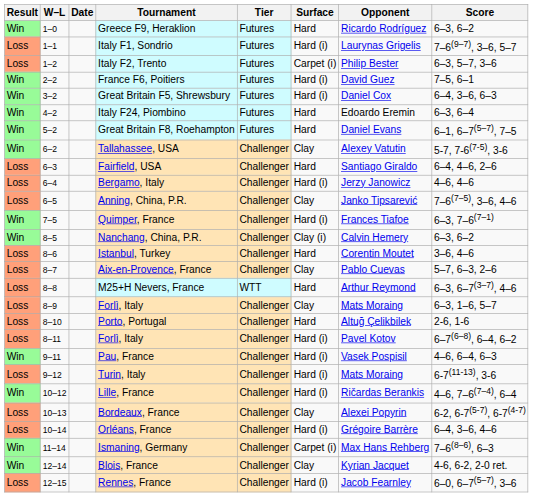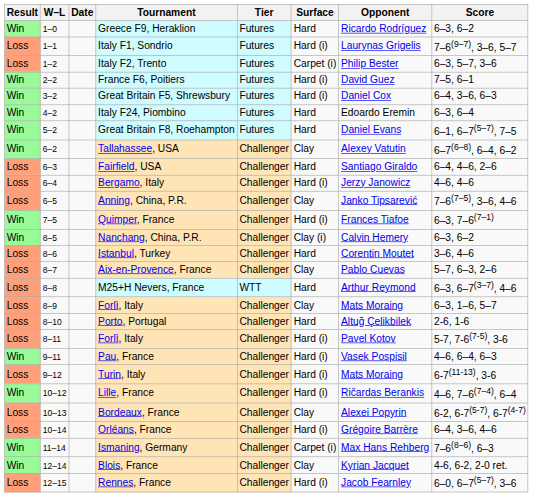(471, 149) 5-7, 7-6(7-5), 3-6 -> (475, 149) 6–7(6–8), 6–4, 6–2
(475, 339) 6–7(6–8), 6–4, 6–2 -> (471, 339) 5-7, 7-6(7-5), 3-6
